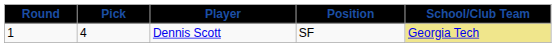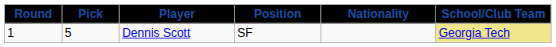+ column: (378, 14)
(83, 33) 4 -> (68, 33) 5
